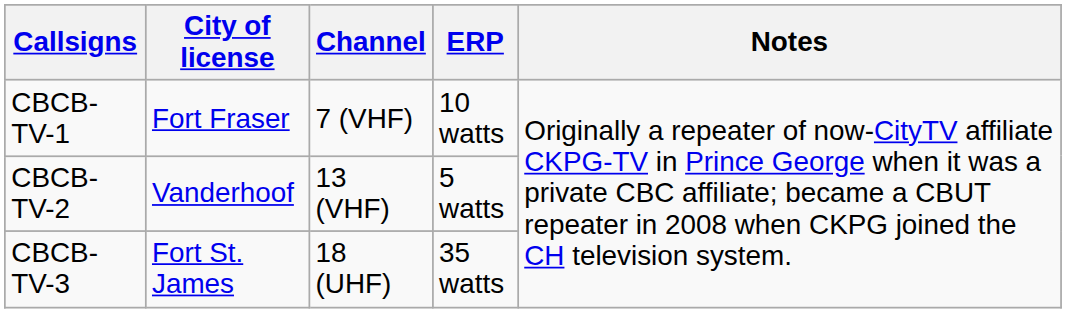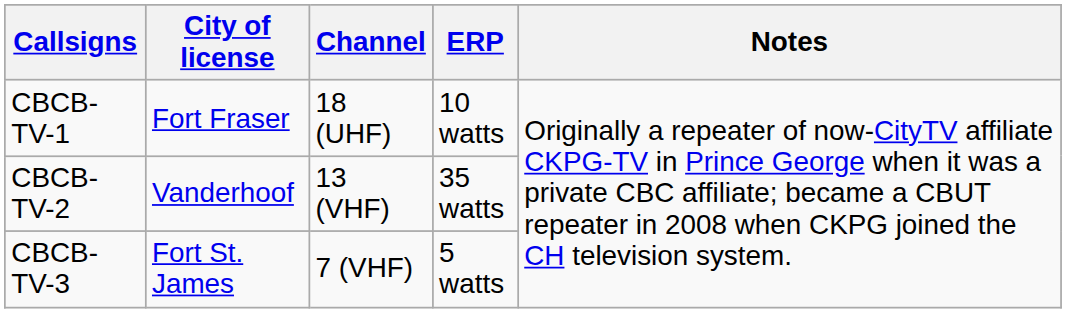(364, 117) 7 (VHF) -> (353, 117) 18 (UHF)
(472, 193) 5 watts -> (472, 193) 35 watts
(353, 268) 18 (UHF) -> (364, 268) 7 (VHF)
(472, 268) 35 watts -> (472, 268) 5 watts
